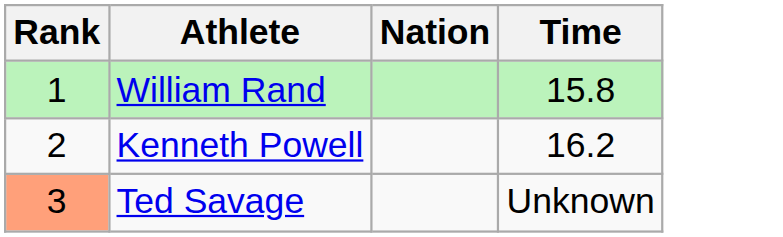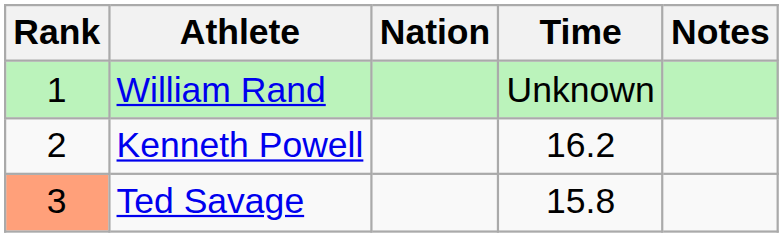+ column: (720, 32)
(581, 88) 15.8 -> (581, 88) Unknown
(581, 201) Unknown -> (581, 201) 15.8
